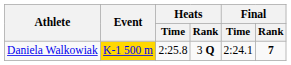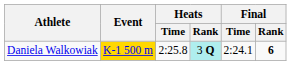(206, 51) no background -> (206, 51) paleturquoise background
(271, 51) 7 -> (271, 51) 6
